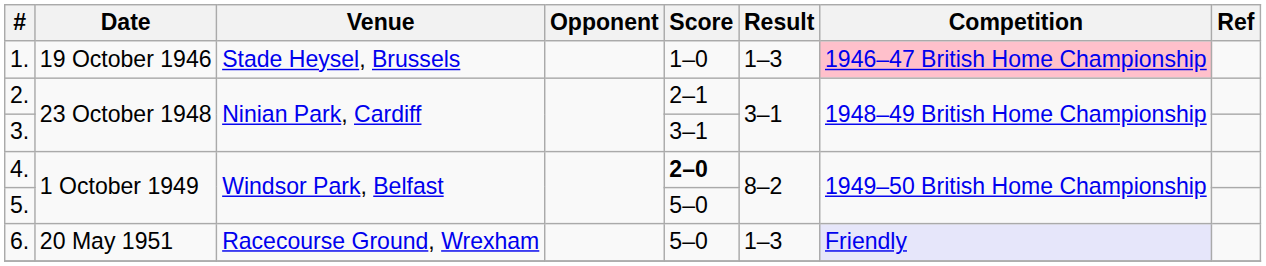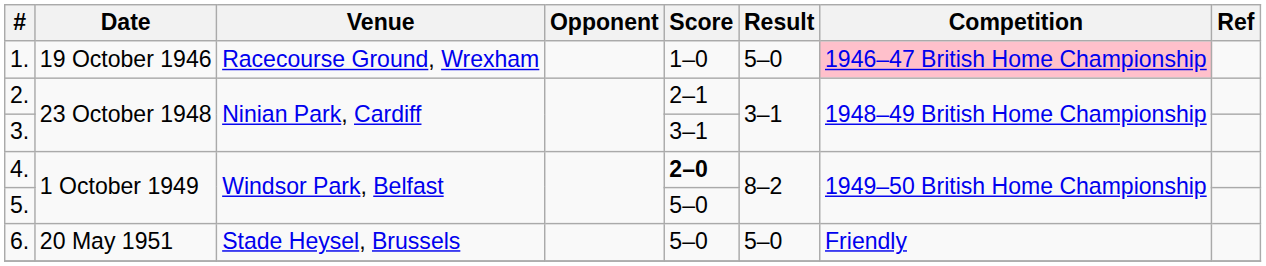(341, 59) Stade Heysel, Brussels -> (381, 59) Racecourse Ground, Wrexham
(763, 59) 1–3 -> (763, 59) 5–0
(381, 242) Racecourse Ground, Wrexham -> (341, 242) Stade Heysel, Brussels
(763, 242) 1–3 -> (763, 242) 5–0
(866, 242) lavender background -> (866, 242) no background
